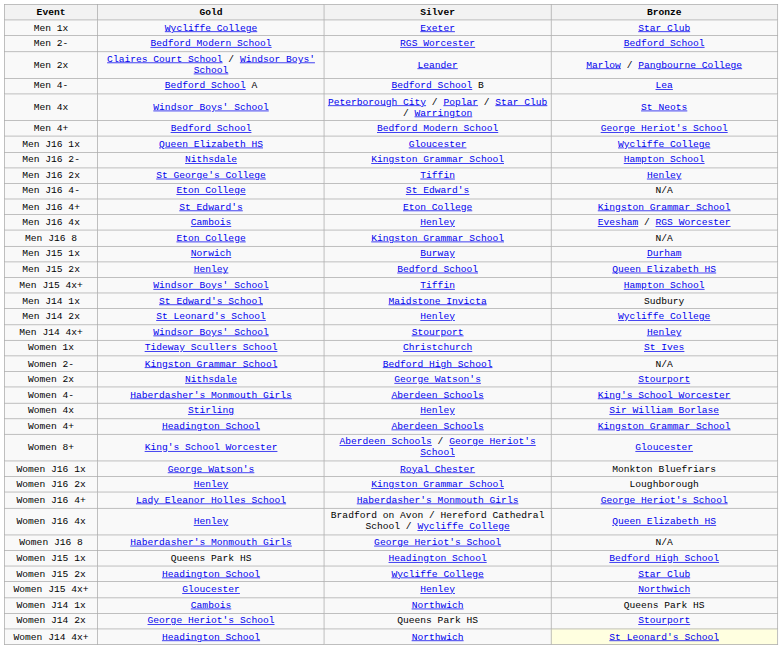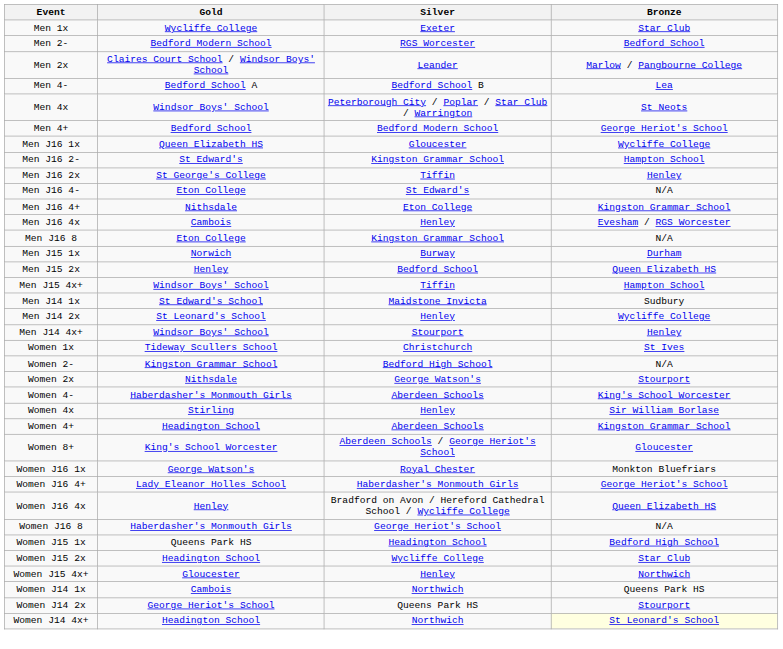(211, 160) Nithsdale -> (211, 160) St Edward's
(211, 207) St Edward's -> (211, 207) Nithsdale
- row: (51, 485)
